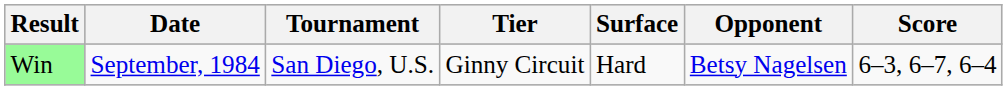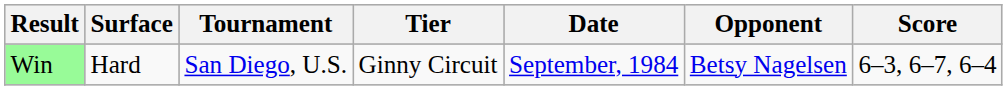columns swapped: (175, 24) <-> (637, 24)
